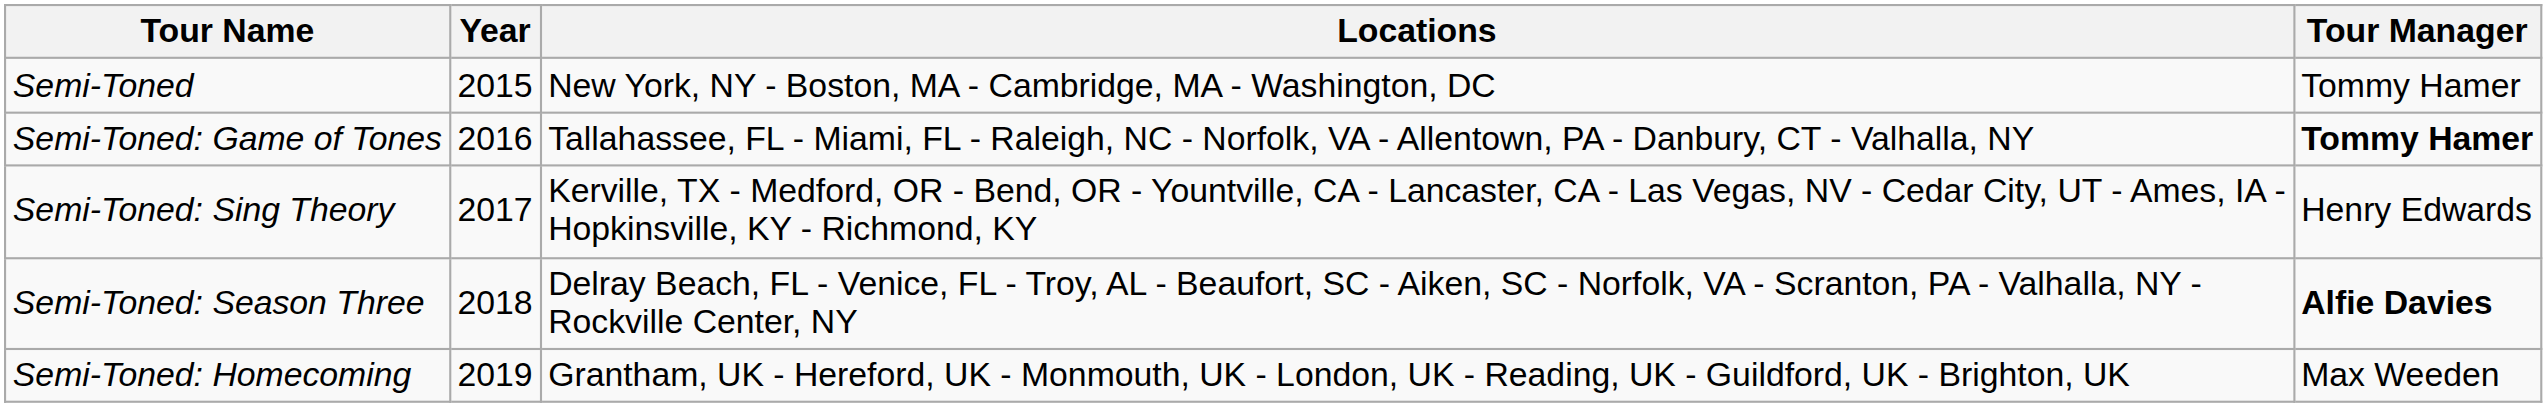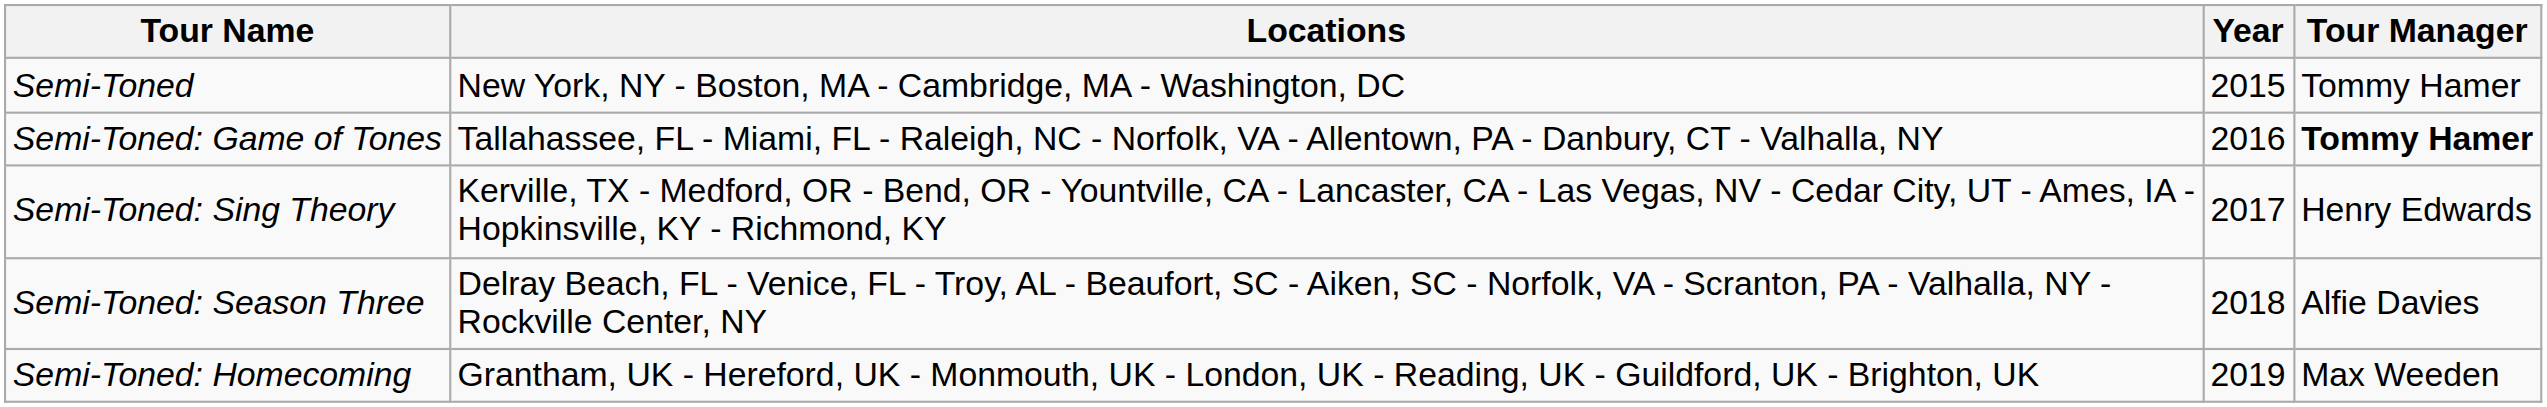columns swapped: (495, 31) <-> (1417, 31)
(2397, 302) bold -> (2390, 302) normal
